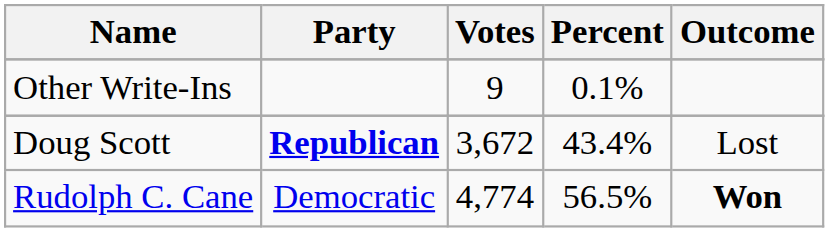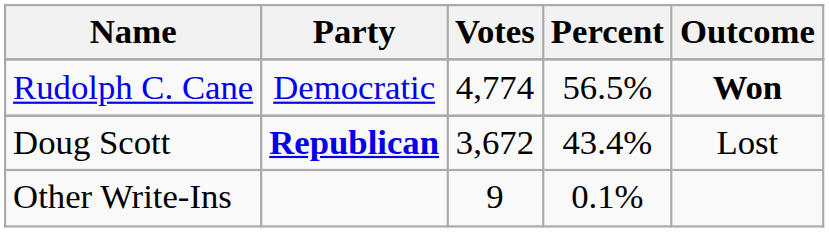rows swapped: (133, 197) <-> (122, 87)
